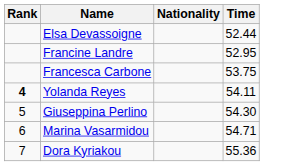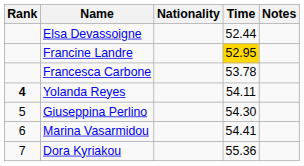+ column: (279, 14)
(241, 53) no background -> (241, 53) gold background
(241, 72) 53.75 -> (241, 72) 53.78
(241, 131) 54.71 -> (241, 131) 54.41
